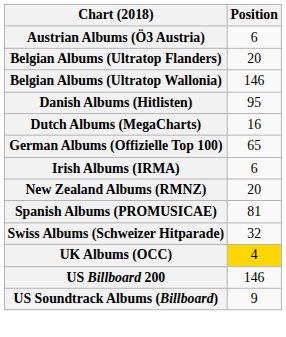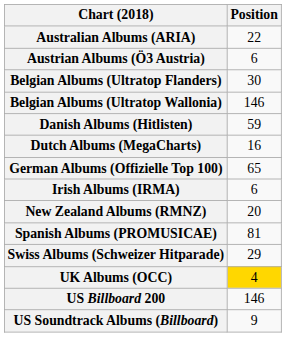+ row: (116, 37)
(254, 59) 20 -> (254, 80) 30
(254, 102) 95 -> (254, 124) 59
(254, 233) 32 -> (254, 255) 29
